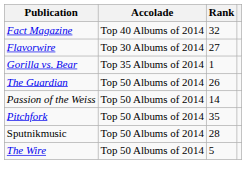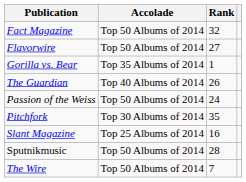(152, 30) Top 40 Albums of 2014 -> (152, 30) Top 50 Albums of 2014
(152, 47) Top 30 Albums of 2014 -> (152, 47) Top 50 Albums of 2014
(152, 82) Top 50 Albums of 2014 -> (152, 82) Top 40 Albums of 2014
(214, 99) 14 -> (214, 99) 24
(152, 116) Top 50 Albums of 2014 -> (152, 116) Top 30 Albums of 2014
+ row: (41, 133)
(212, 151) 5 -> (212, 168) 7
